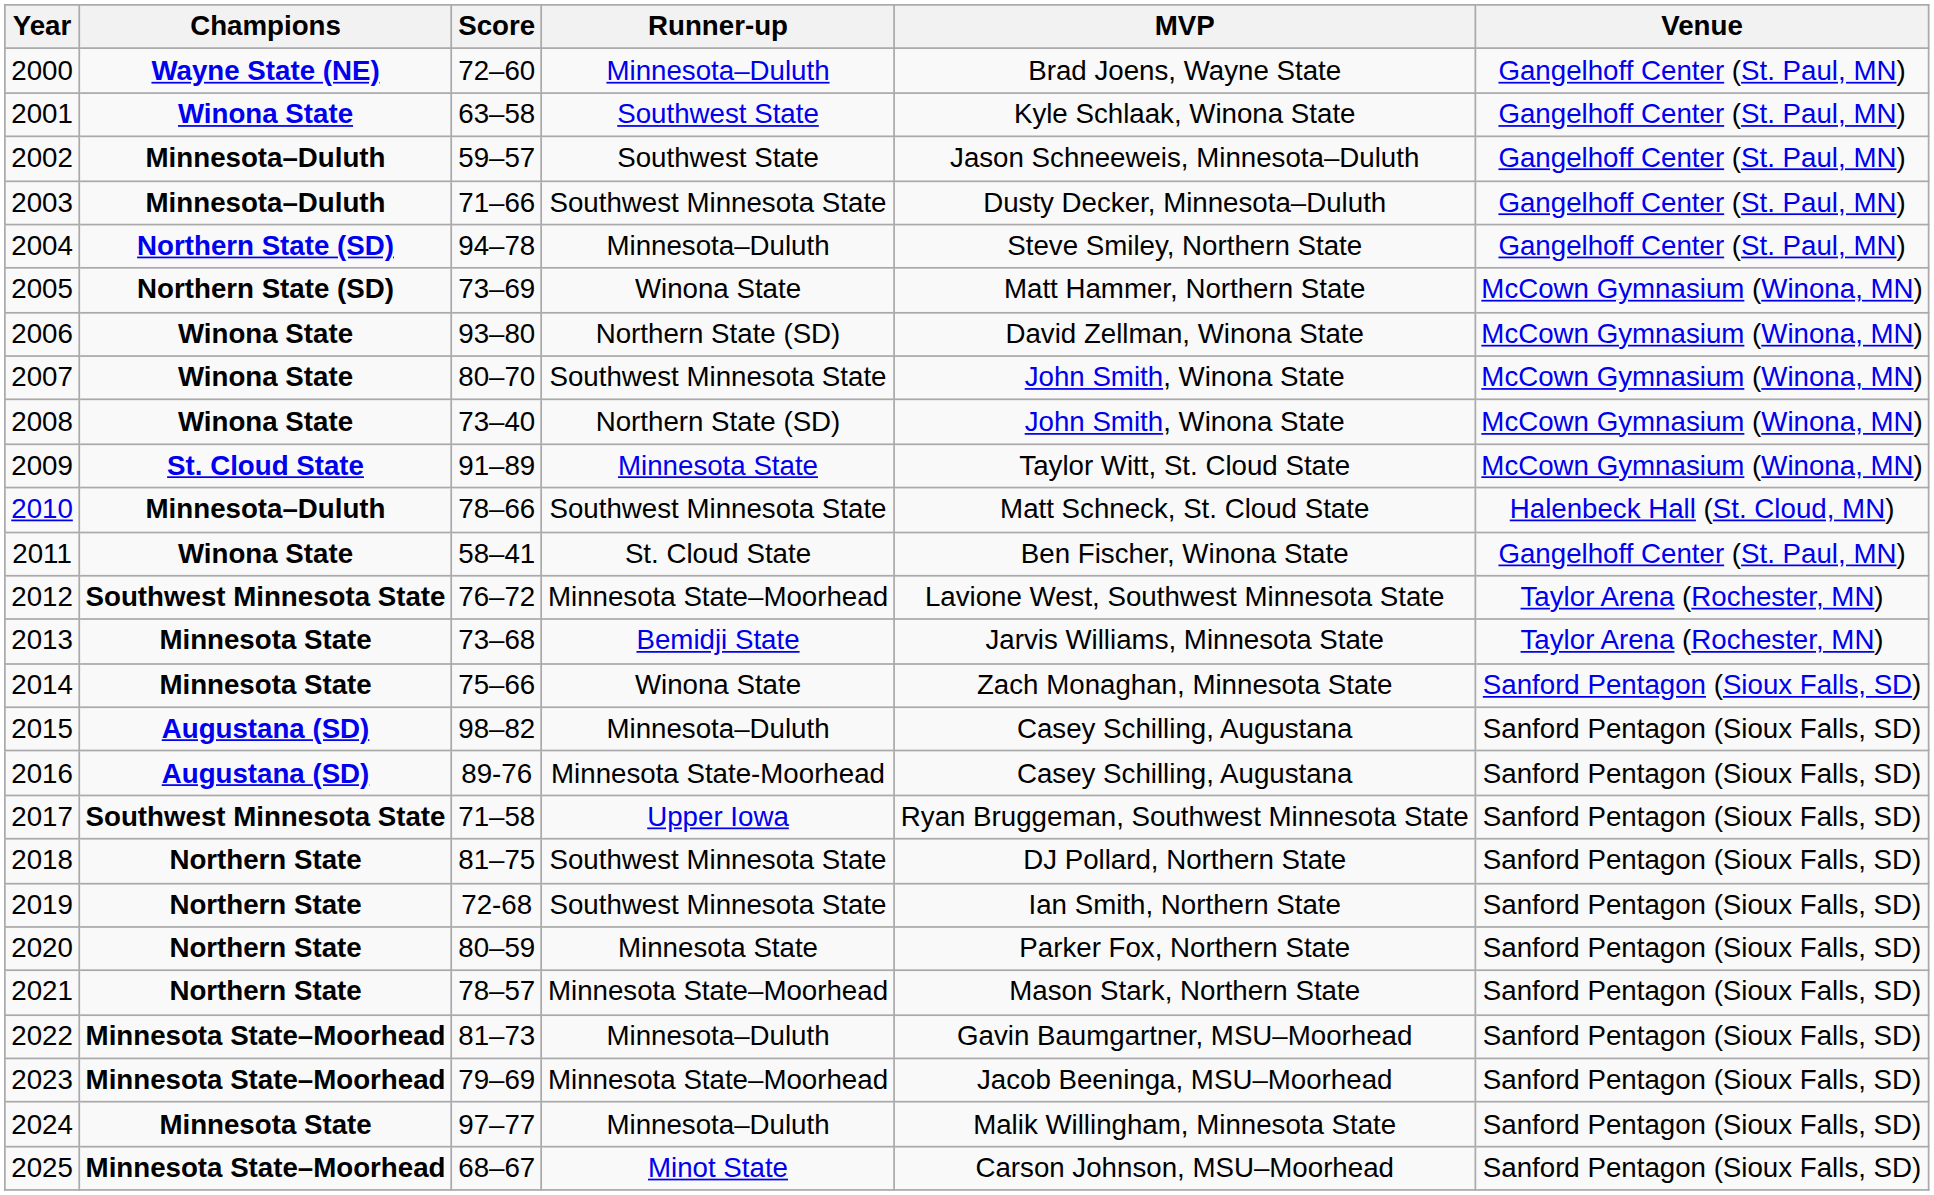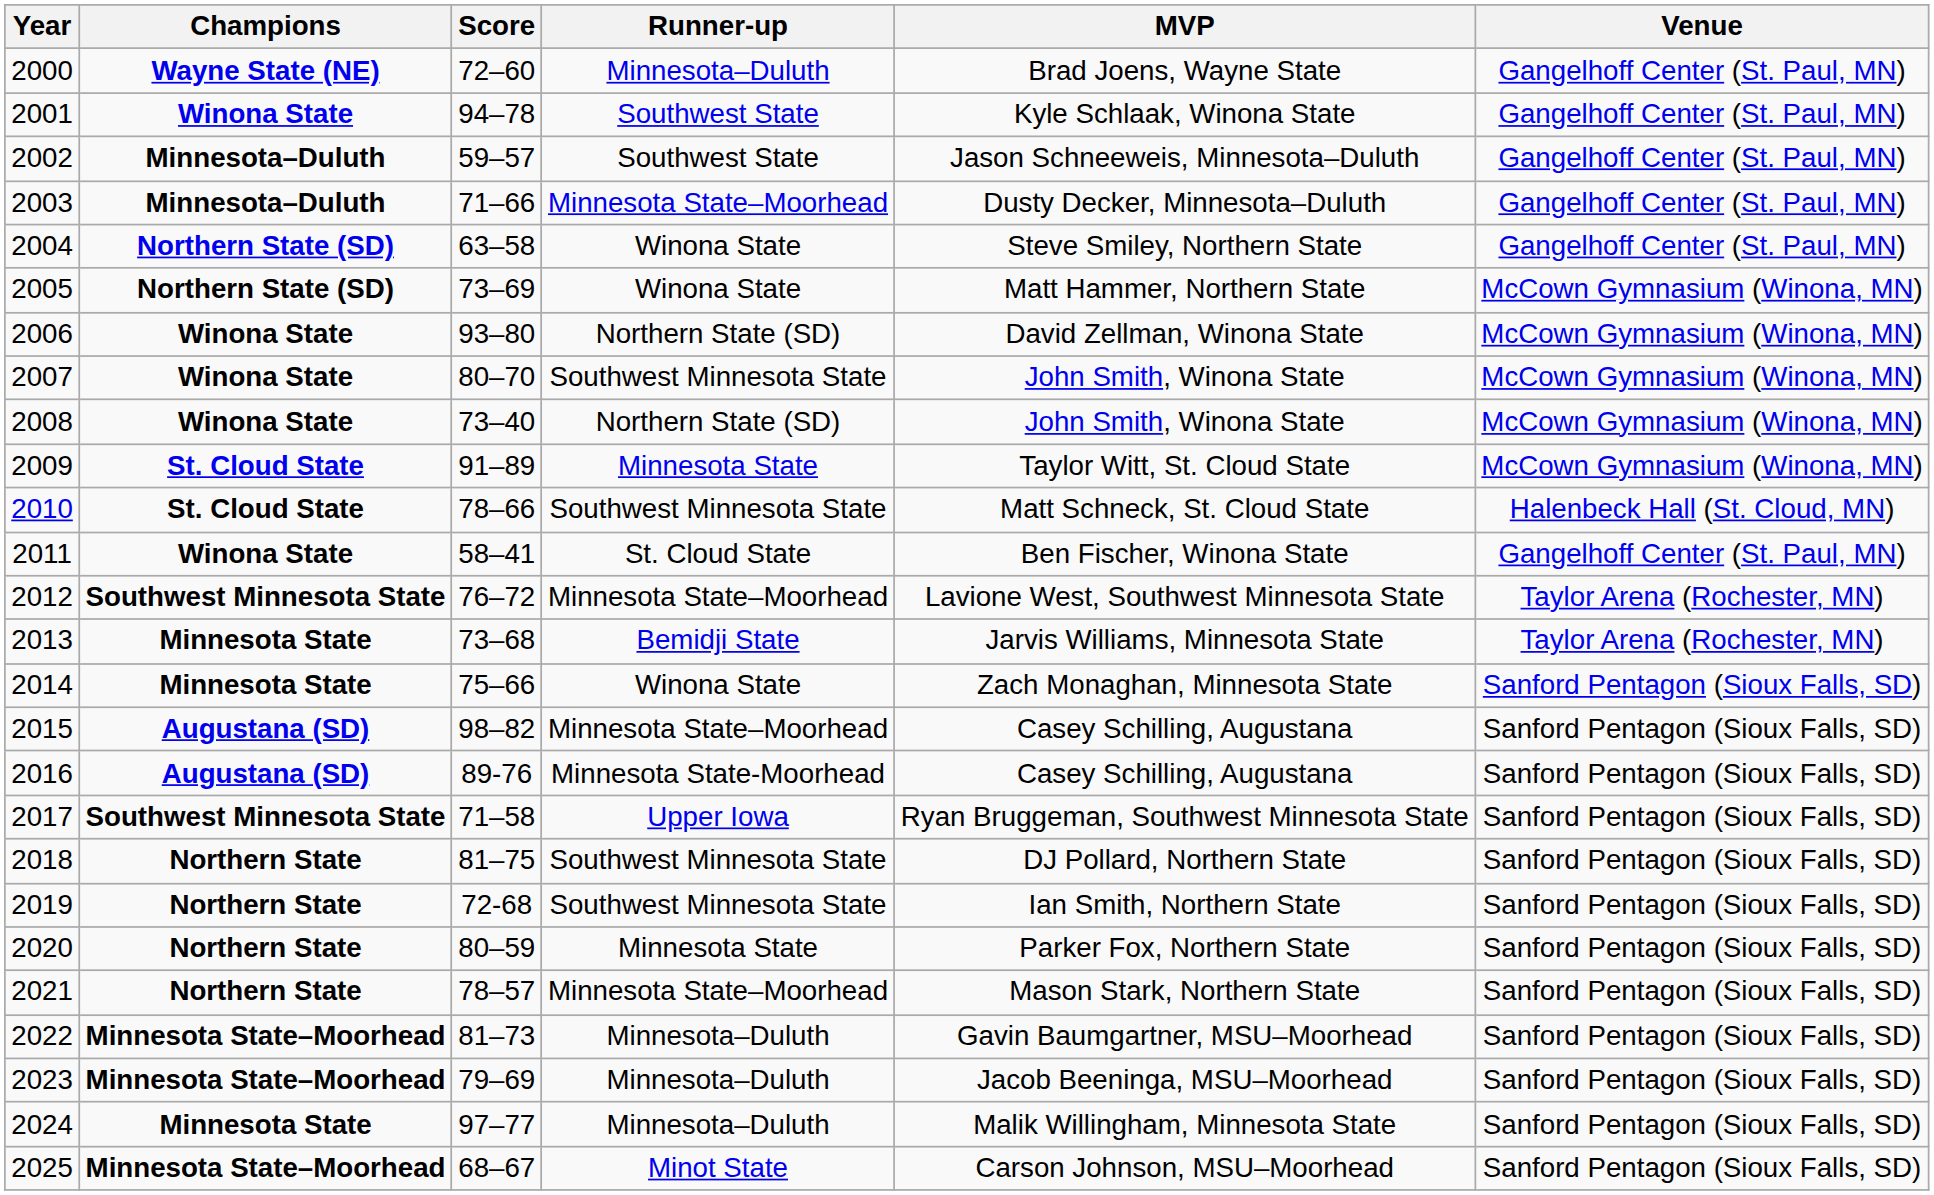(497, 114) 63–58 -> (497, 114) 94–78
(718, 202) Southwest Minnesota State -> (718, 202) Minnesota State–Moorhead
(497, 245) 94–78 -> (497, 245) 63–58
(718, 245) Minnesota–Duluth -> (718, 245) Winona State
(266, 509) Minnesota–Duluth -> (266, 509) St. Cloud State
(718, 728) Minnesota–Duluth -> (718, 728) Minnesota State–Moorhead
(718, 1080) Minnesota State–Moorhead -> (718, 1080) Minnesota–Duluth
